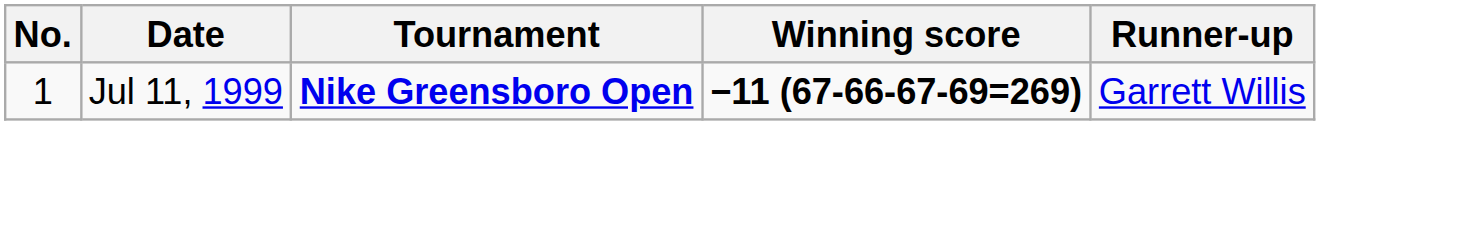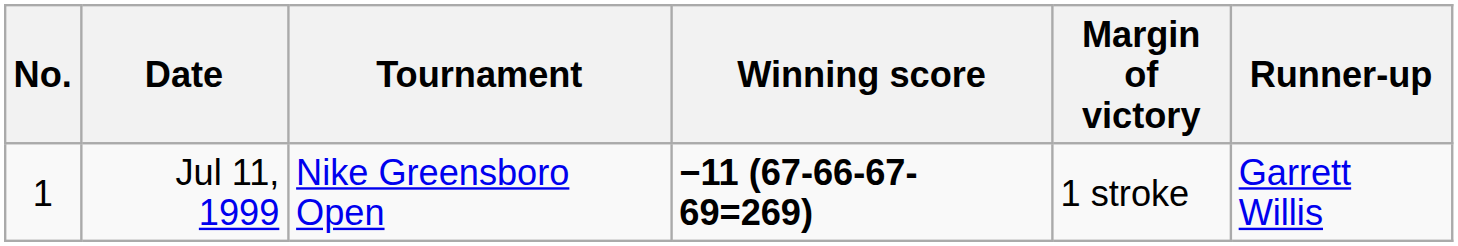+ column: (1141, 74)
(497, 91) bold -> (433, 192) normal
